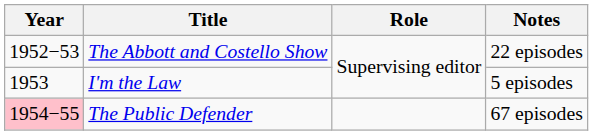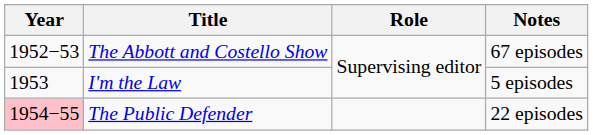(537, 51) 22 episodes -> (537, 51) 67 episodes
(537, 113) 67 episodes -> (537, 113) 22 episodes
